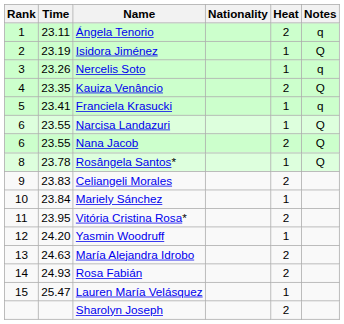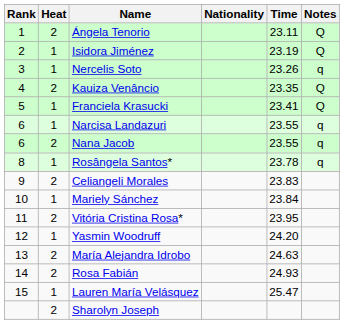columns swapped: (286, 14) <-> (56, 14)
(320, 32) q -> (320, 32) Q
(320, 106) q -> (320, 106) Q
(320, 125) Q -> (320, 125) q
(320, 144) Q -> (320, 144) q
(320, 162) Q -> (320, 162) q
